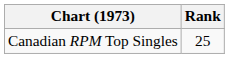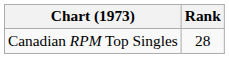(203, 41) 25 -> (203, 41) 28
